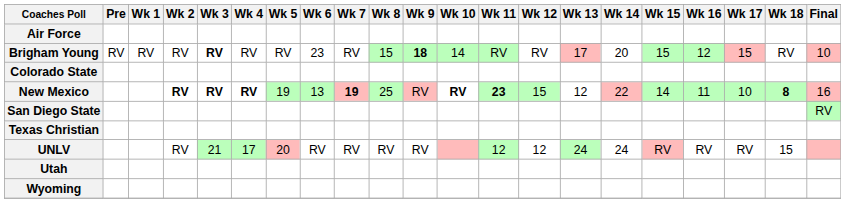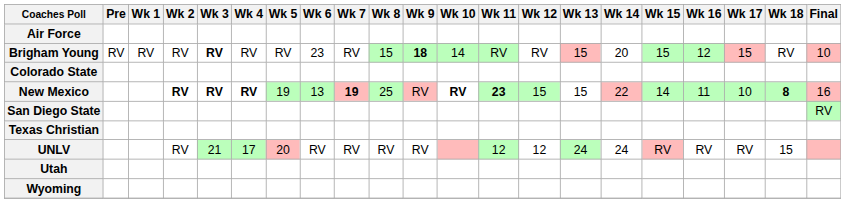(581, 53) 17 -> (581, 53) 15
(581, 92) 12 -> (581, 92) 15
